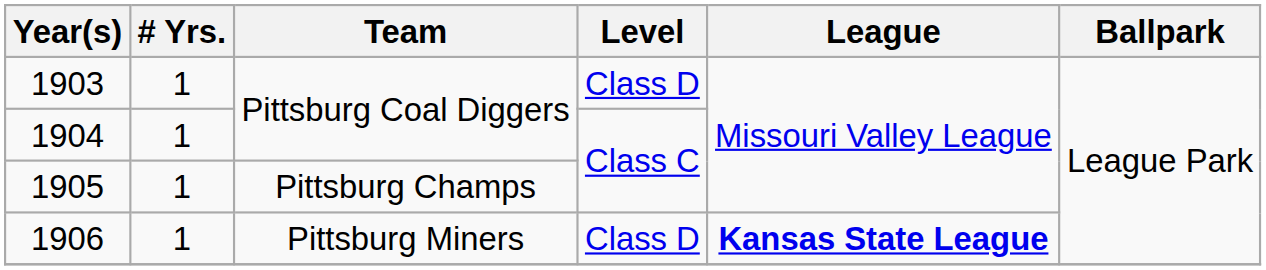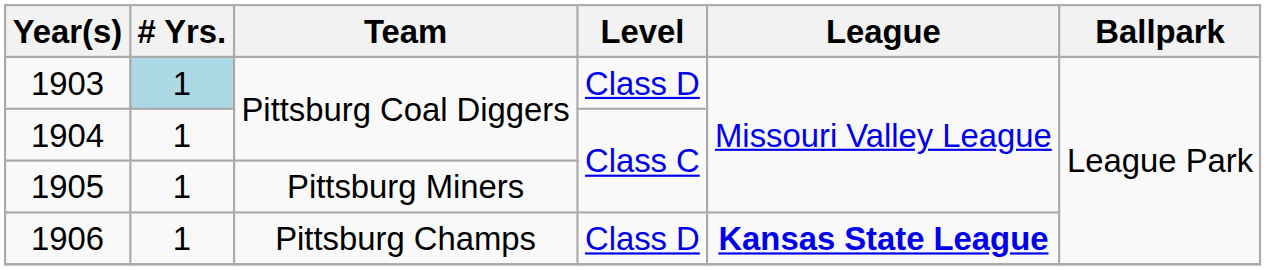(182, 83) no background -> (182, 83) lightblue background
(406, 187) Pittsburg Champs -> (406, 187) Pittsburg Miners
(406, 239) Pittsburg Miners -> (406, 239) Pittsburg Champs
